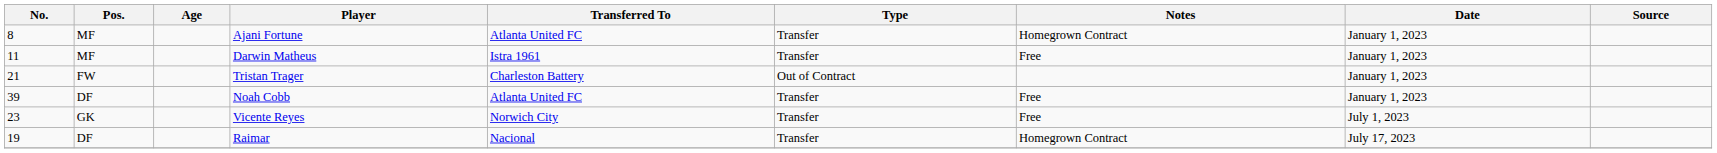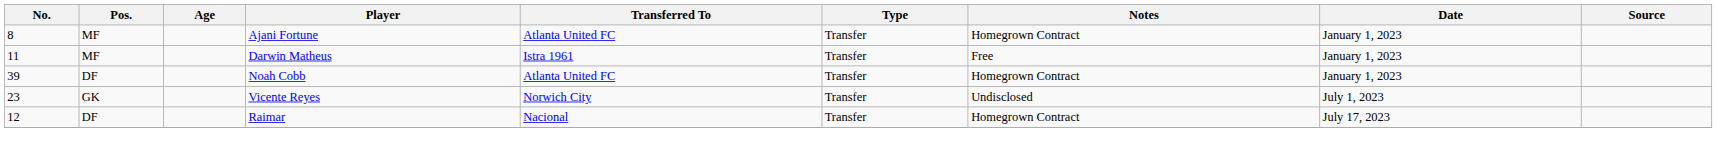- row: (268, 76)
(1030, 97) Free -> (1025, 76) Homegrown Contract
(1030, 117) Free -> (1002, 97) Undisclosed
(14, 138) 19 -> (14, 117) 12
